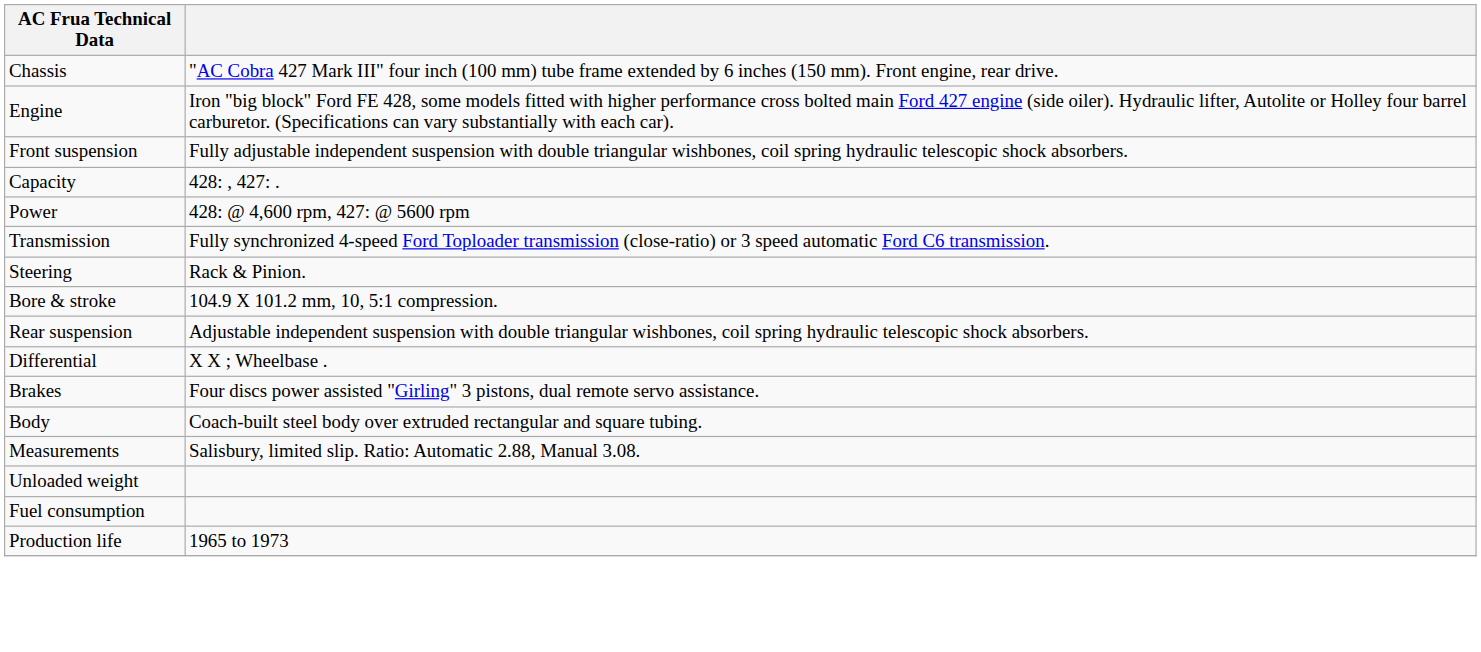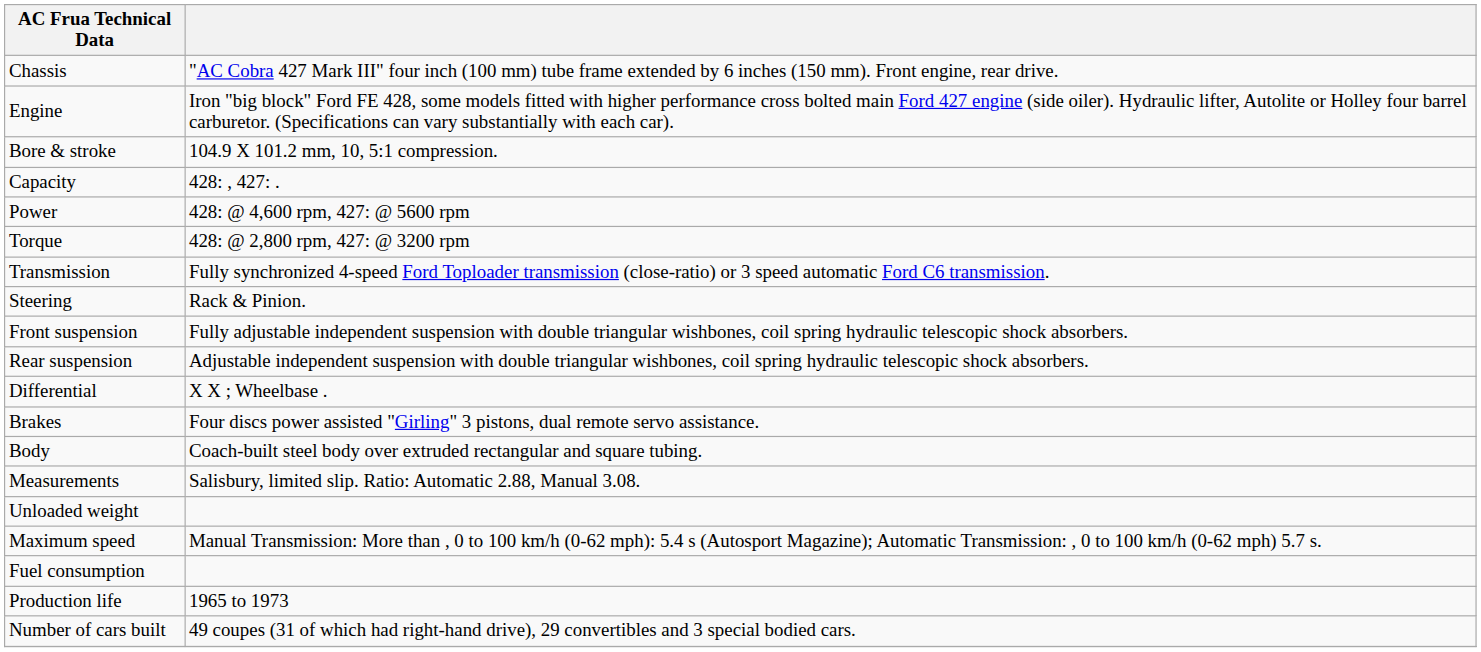rows swapped: (62, 301) <-> (73, 151)
+ row: (36, 241)
+ row: (72, 541)
+ row: (87, 630)
